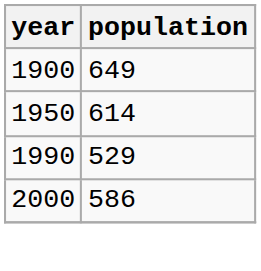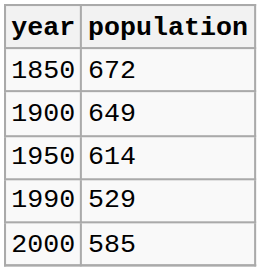+ row: (43, 70)
(112, 200) 586 -> (112, 244) 585
